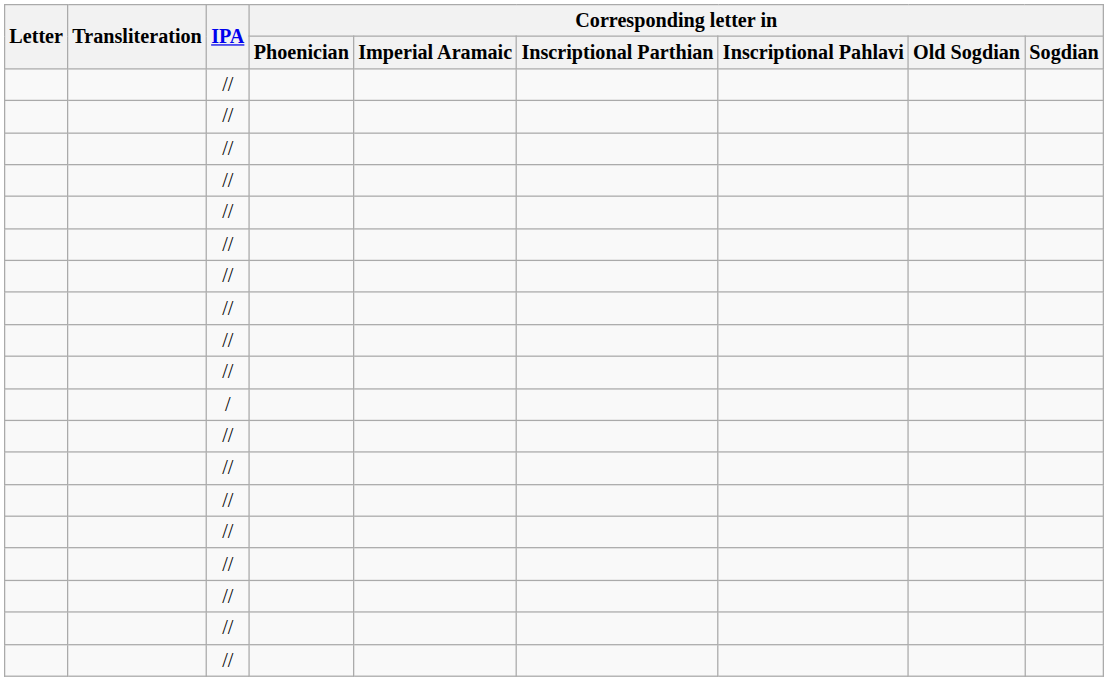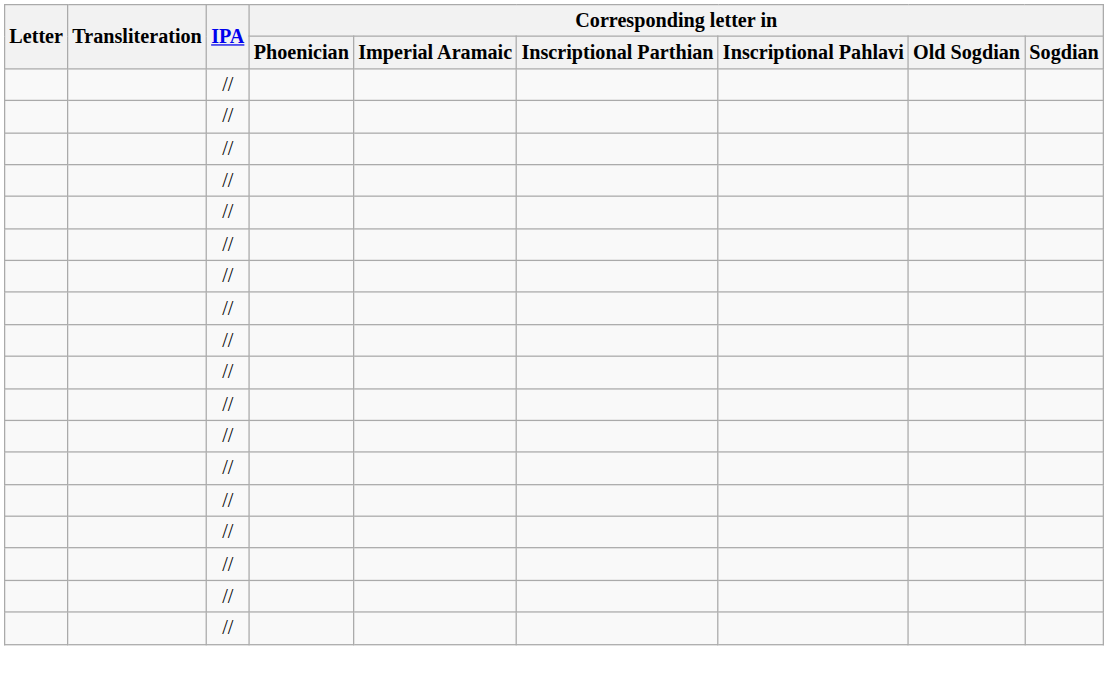- row: (36, 404)
